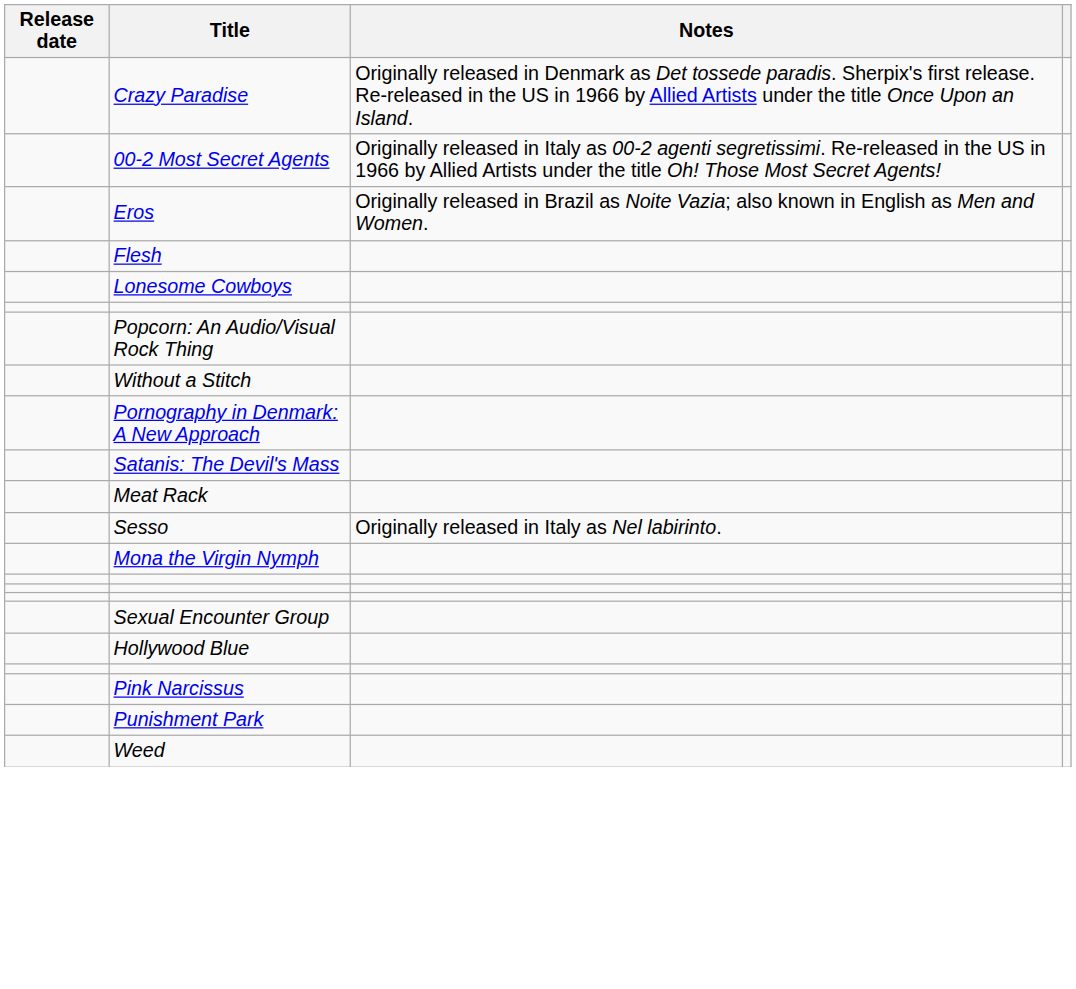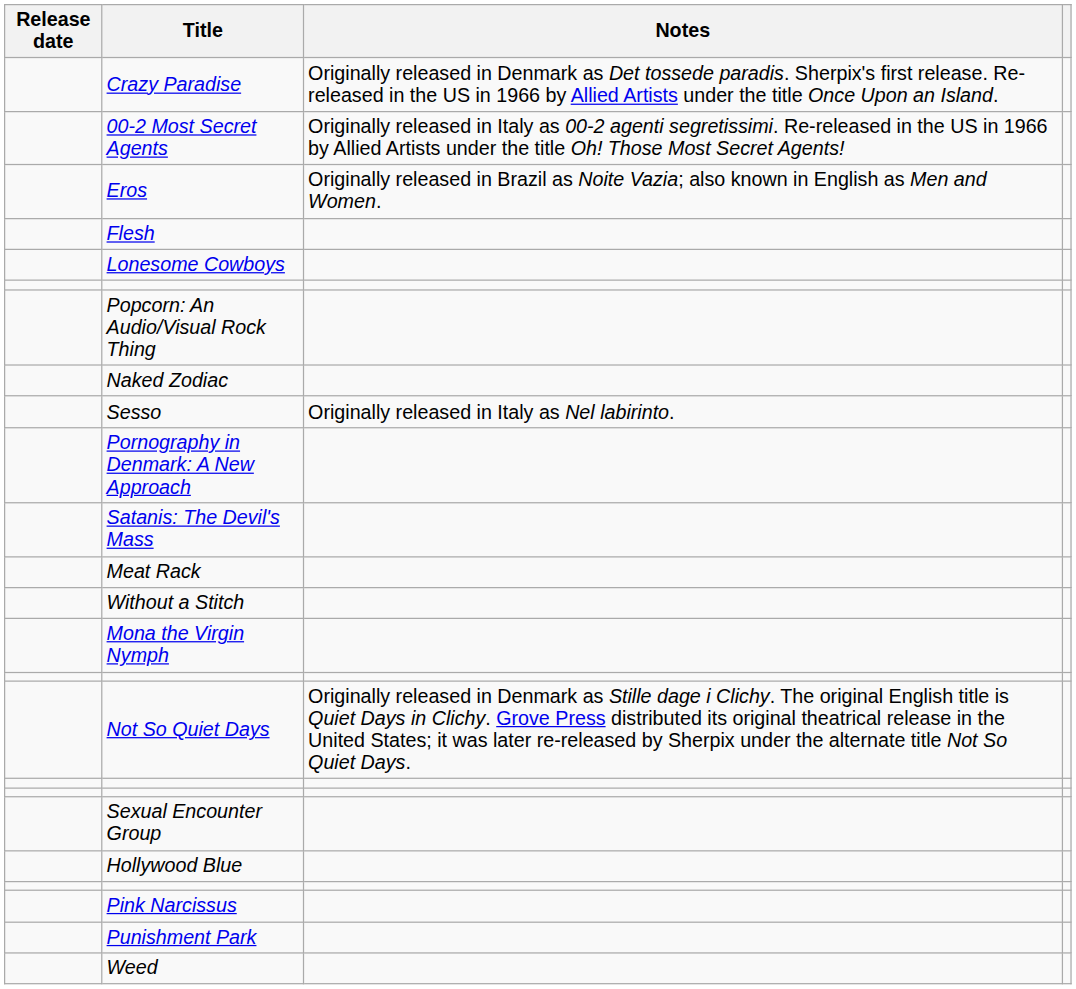+ row: (167, 380)
rows swapped: (182, 380) <-> (141, 527)
+ row: (188, 729)
